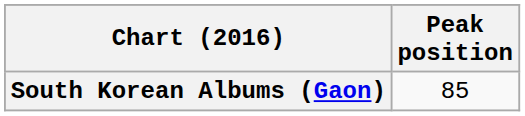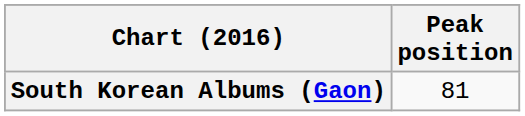(455, 91) 85 -> (455, 91) 81
